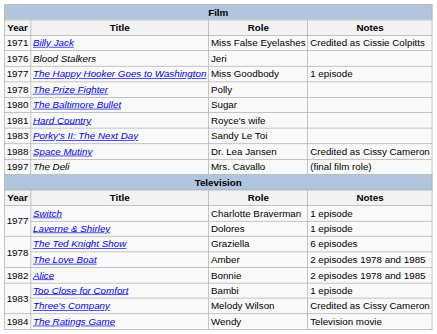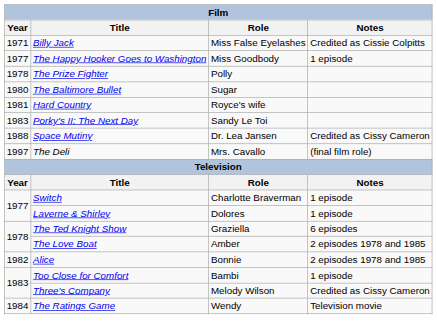- row: (65, 59)
